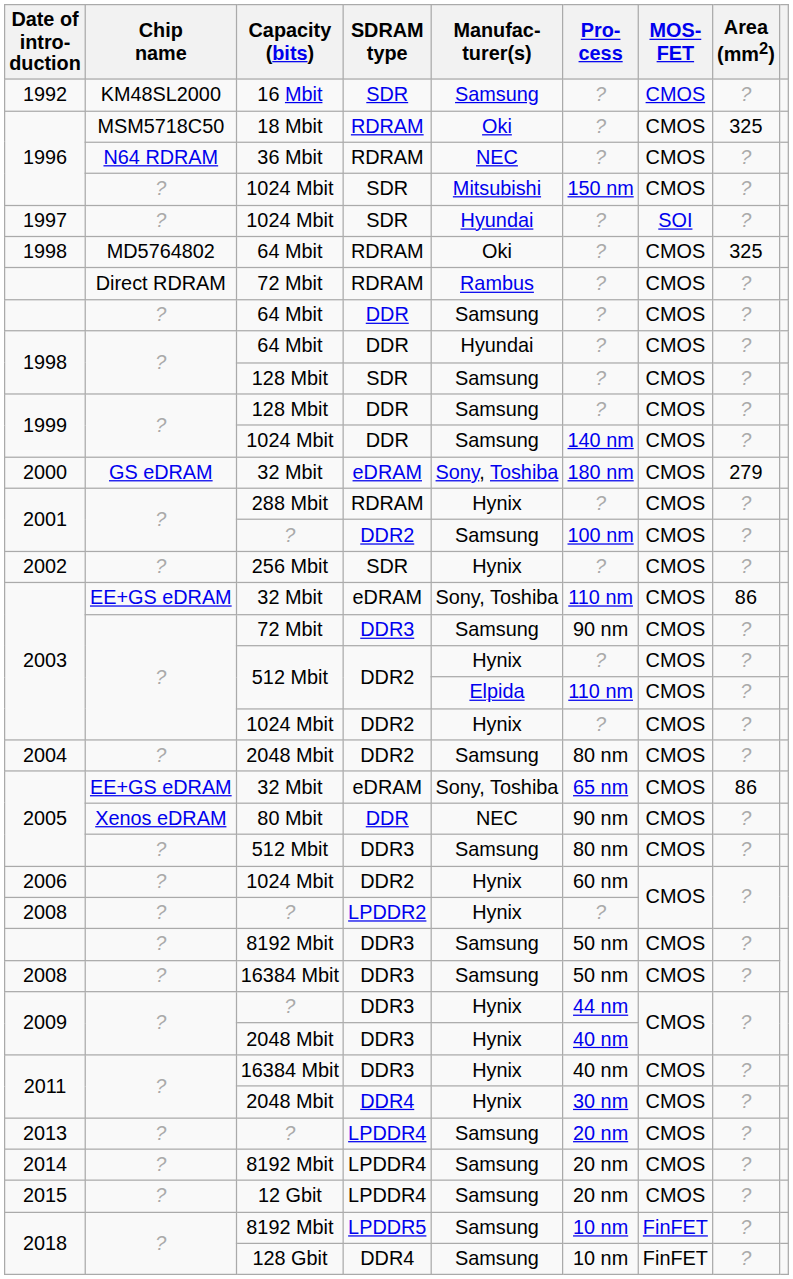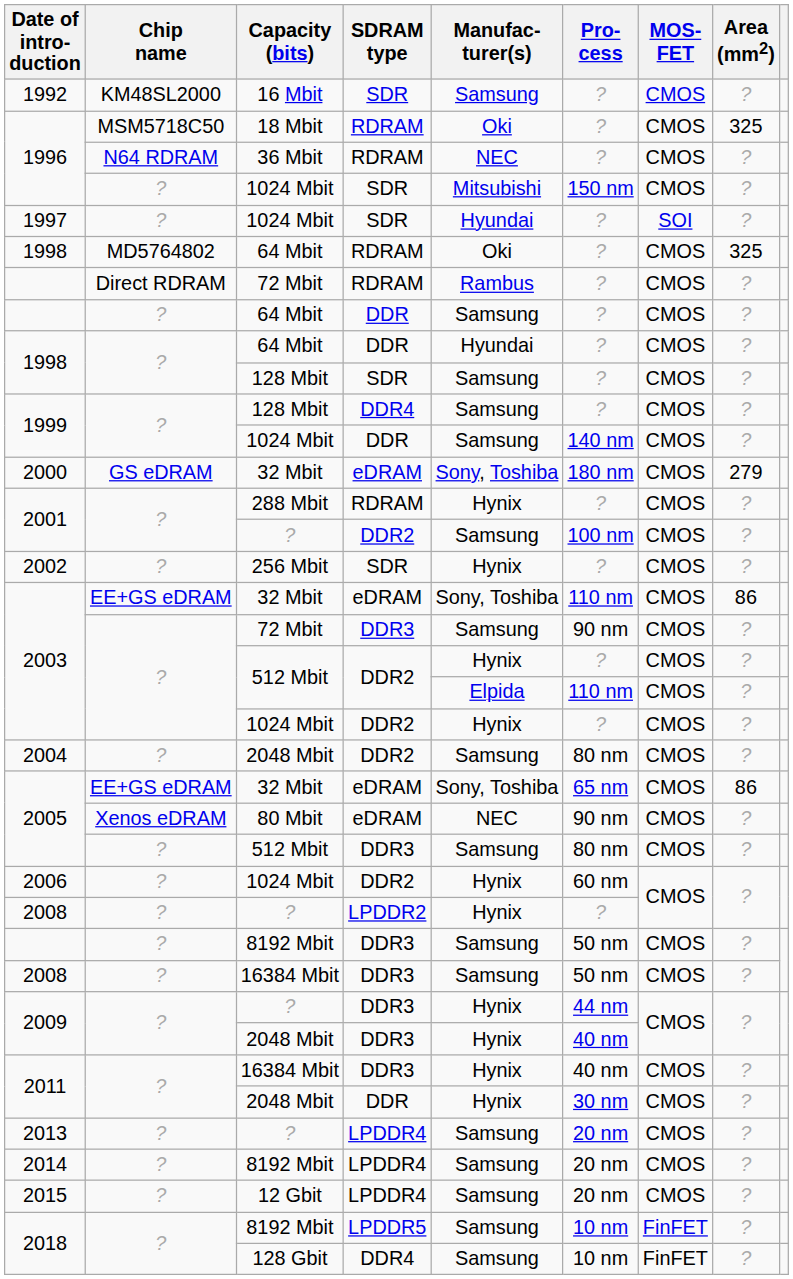(387, 409) DDR -> (387, 409) DDR4
(387, 818) DDR -> (387, 818) eDRAM
(387, 1101) DDR4 -> (387, 1101) DDR
